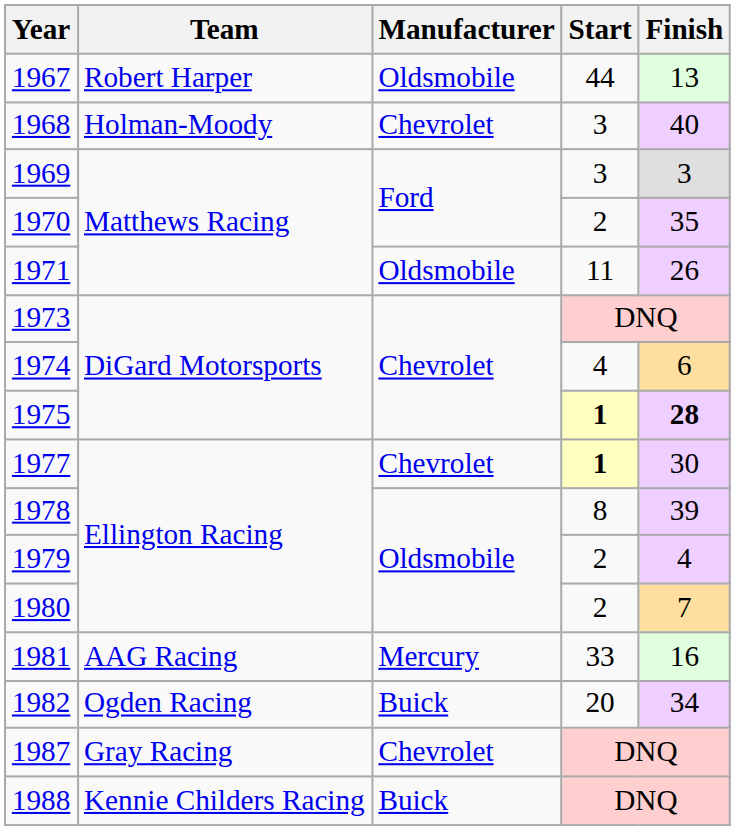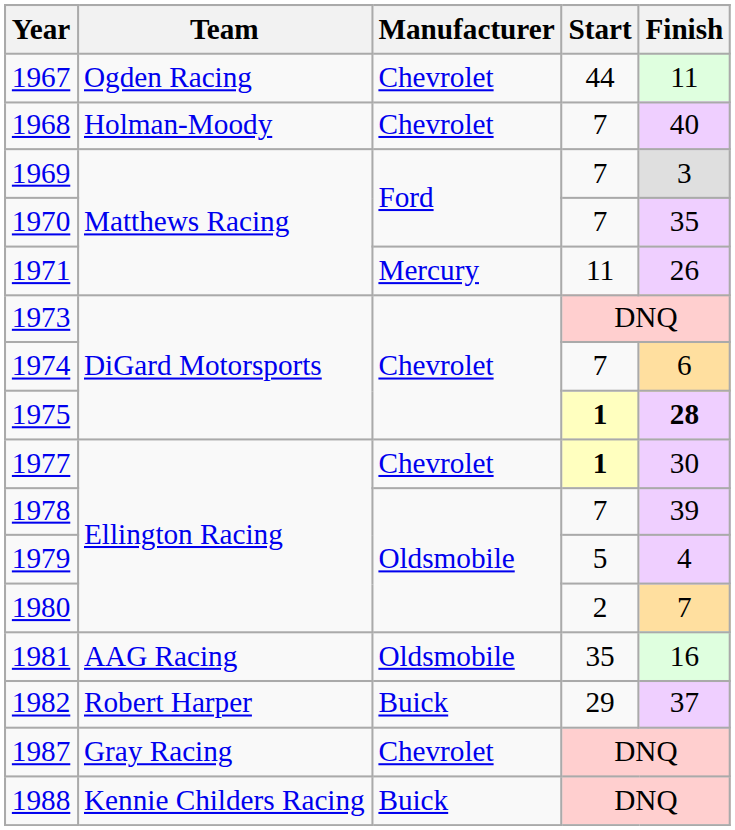(168, 77) Robert Harper -> (168, 77) Ogden Racing
(447, 77) Oldsmobile -> (436, 77) Chevrolet
(684, 77) 13 -> (684, 77) 11
(600, 125) 3 -> (600, 125) 7
(600, 173) 3 -> (600, 173) 7
(600, 221) 2 -> (600, 221) 7
(447, 270) Oldsmobile -> (429, 270) Mercury
(600, 366) 4 -> (600, 366) 7
(600, 511) 8 -> (600, 511) 7
(600, 559) 2 -> (600, 559) 5
(429, 655) Mercury -> (447, 655) Oldsmobile
(600, 655) 33 -> (600, 655) 35
(168, 703) Ogden Racing -> (168, 703) Robert Harper
(600, 703) 20 -> (600, 703) 29
(684, 703) 34 -> (684, 703) 37
